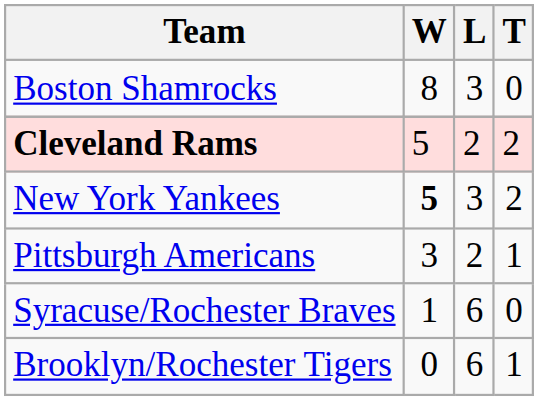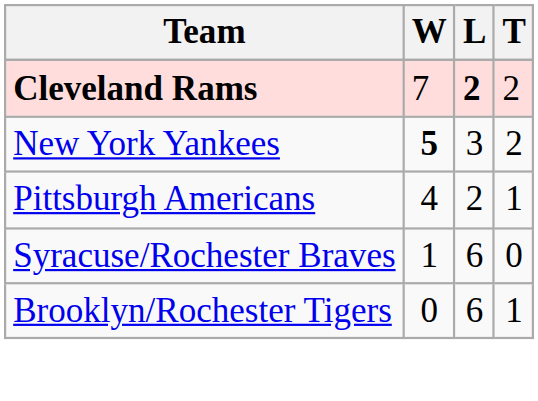- row: (145, 87)
(420, 143) 5 -> (420, 87) 7
(472, 143) normal -> (472, 87) bold
(429, 254) 3 -> (429, 198) 4
